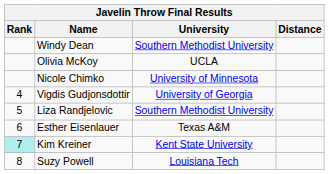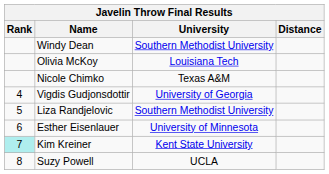(204, 62) UCLA -> (204, 62) Louisiana Tech
(204, 78) University of Minnesota -> (204, 78) Texas A&M
(204, 128) Texas A&M -> (204, 128) University of Minnesota
(204, 161) Louisiana Tech -> (204, 161) UCLA
